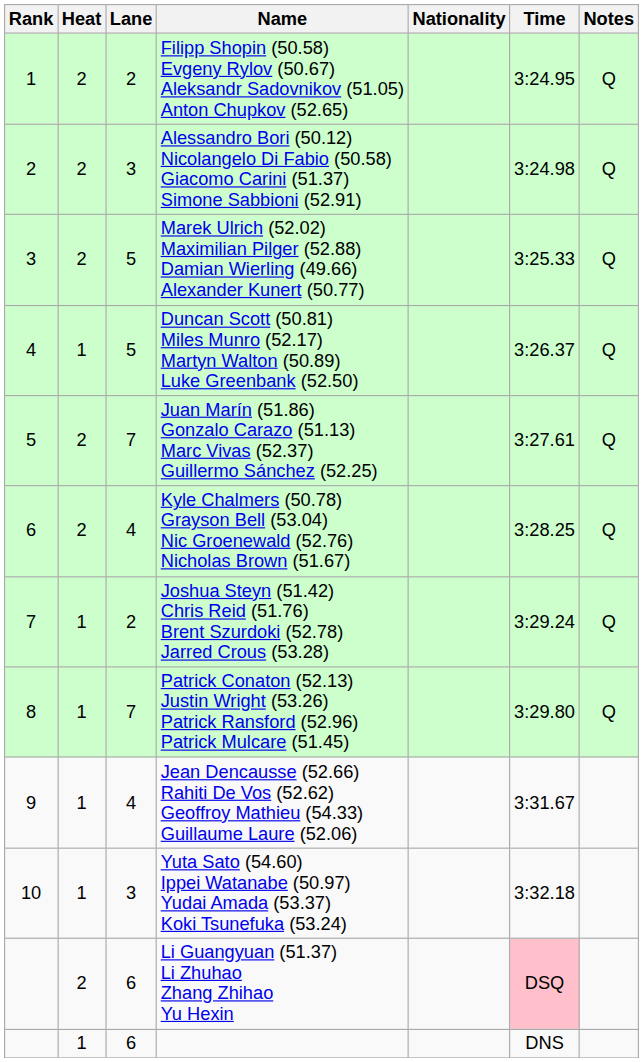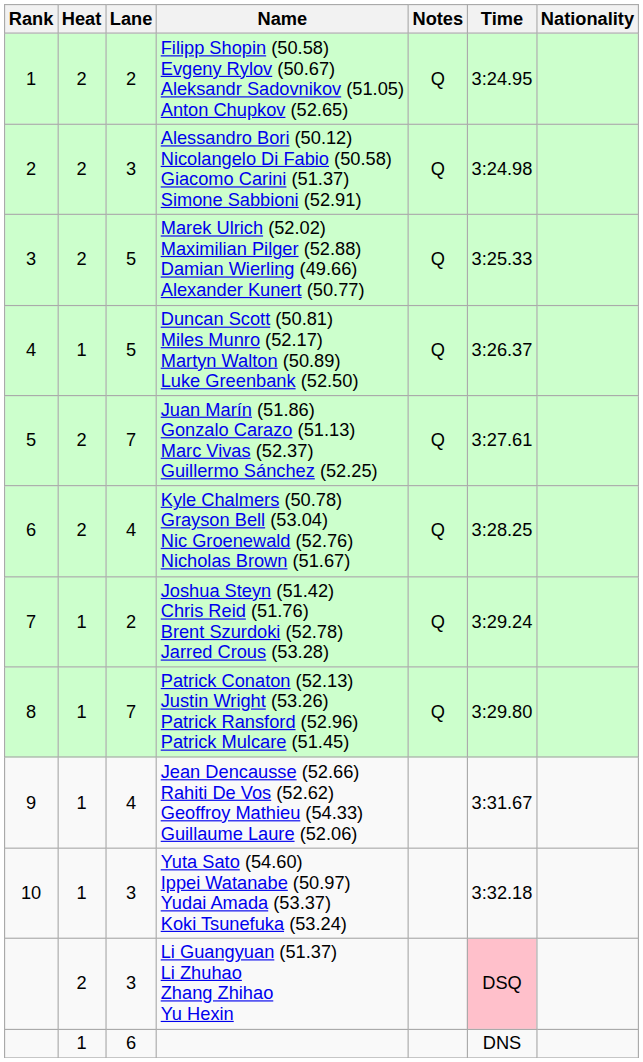columns swapped: (459, 18) <-> (609, 18)
(131, 983) 6 -> (131, 983) 3
